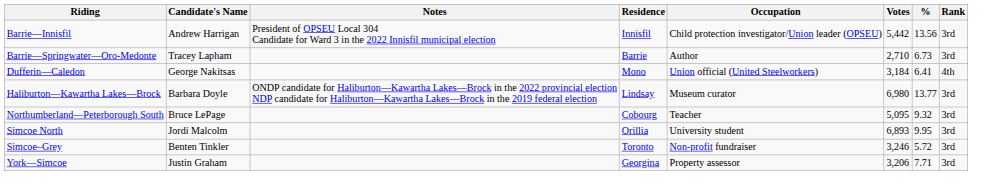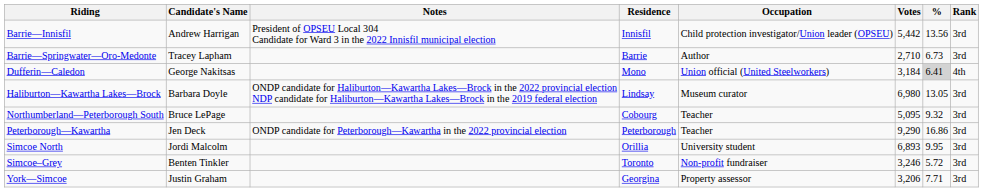(923, 71) no background -> (934, 71) lightgrey background
(926, 93) 13.77 -> (937, 93) 13.05
+ row: (58, 131)
